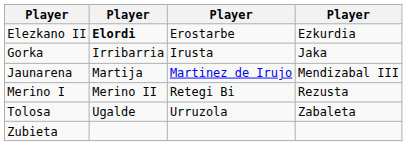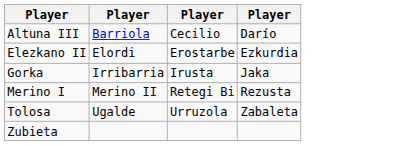+ row: (43, 34)
(114, 34) bold -> (114, 53) normal
- row: (40, 73)
